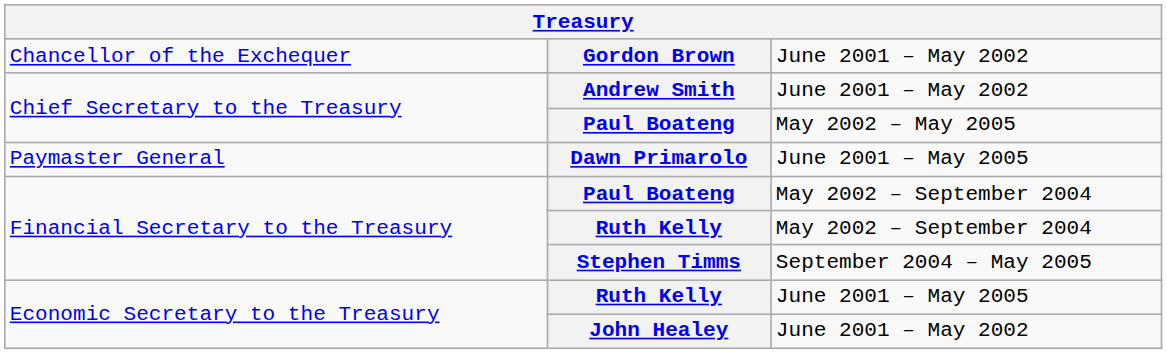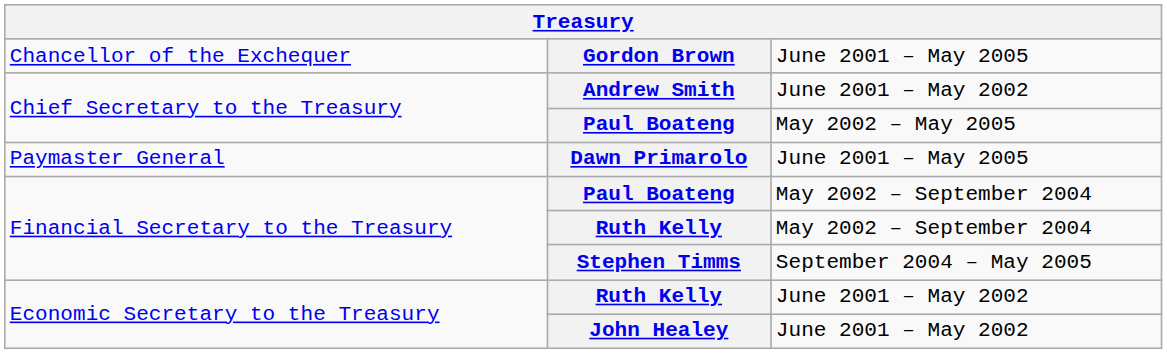(902, 56) June 2001 – May 2002 -> (902, 56) June 2001 – May 2005
(902, 297) June 2001 – May 2005 -> (902, 297) June 2001 – May 2002
